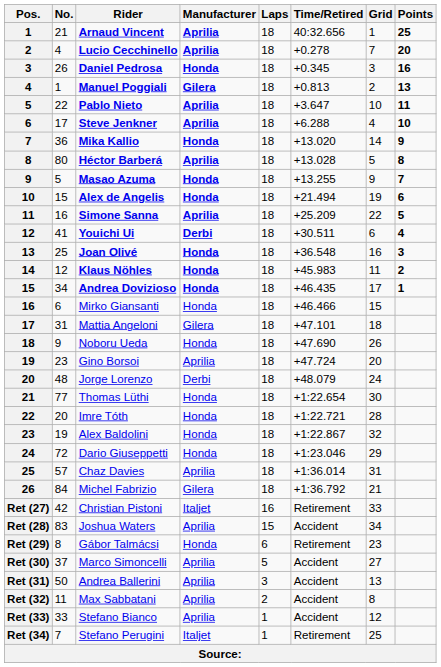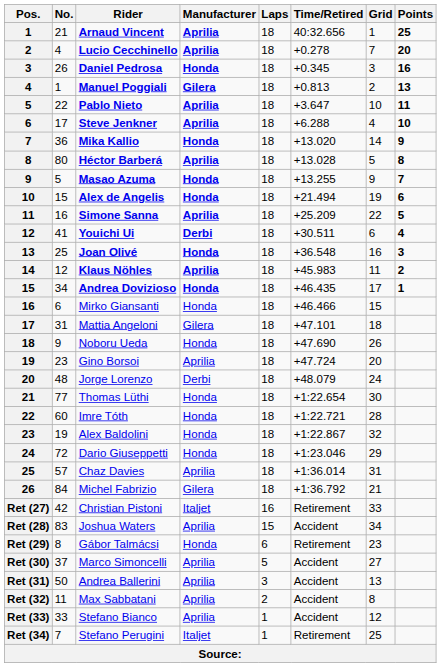(201, 270) Honda -> (201, 270) Aprilia
(61, 416) 20 -> (61, 416) 60
